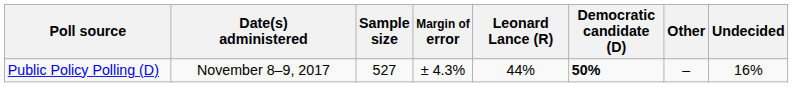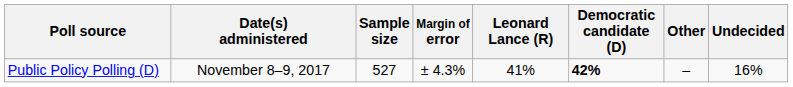(521, 70) 44% -> (521, 70) 41%
(586, 70) 50% -> (586, 70) 42%
